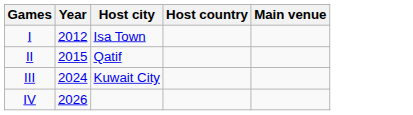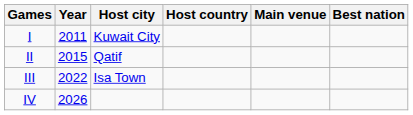+ column: (369, 15)
(73, 36) 2012 -> (73, 36) 2011
(120, 36) Isa Town -> (127, 36) Kuwait City
(73, 78) 2024 -> (73, 78) 2022
(127, 78) Kuwait City -> (120, 78) Isa Town
